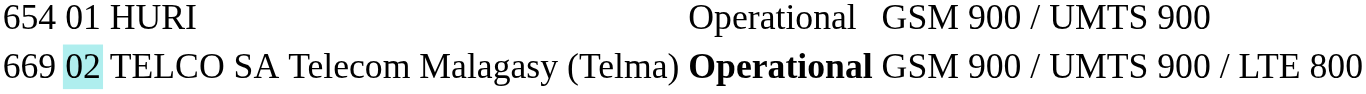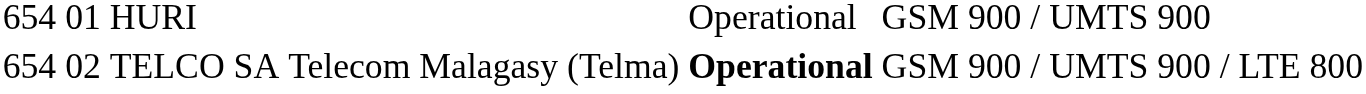(29, 66) 669 -> (29, 66) 654
(83, 66) paleturquoise background -> (83, 66) no background
